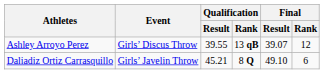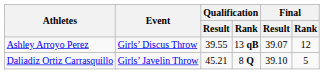(276, 61) 49.10 -> (276, 61) 39.10
(306, 61) 6 -> (306, 61) 5
